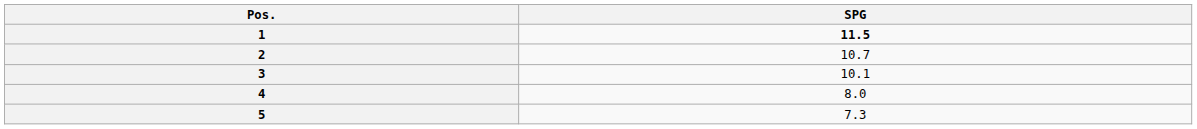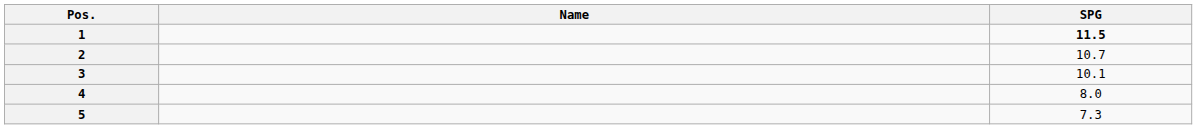+ column: (574, 14)
